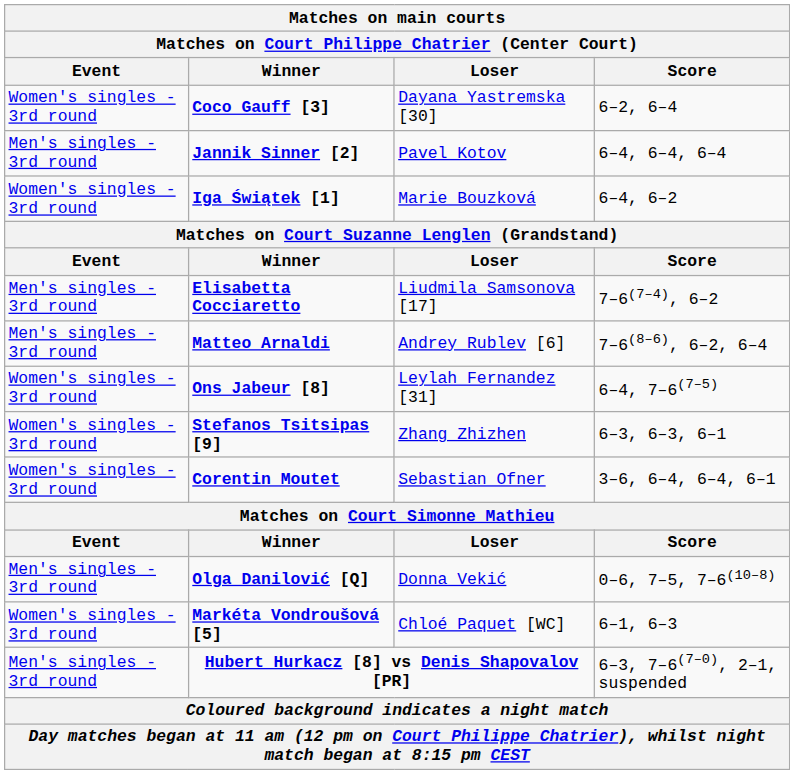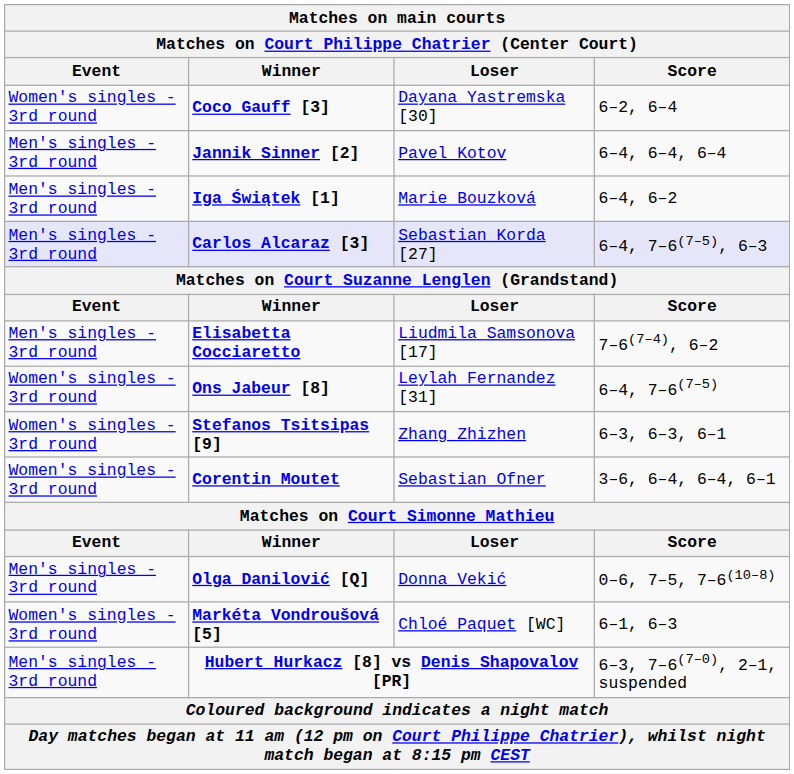(92, 199) Women's singles - 3rd round -> (82, 199) Men's singles - 3rd round
+ row: (281, 244)
- row: (261, 343)
